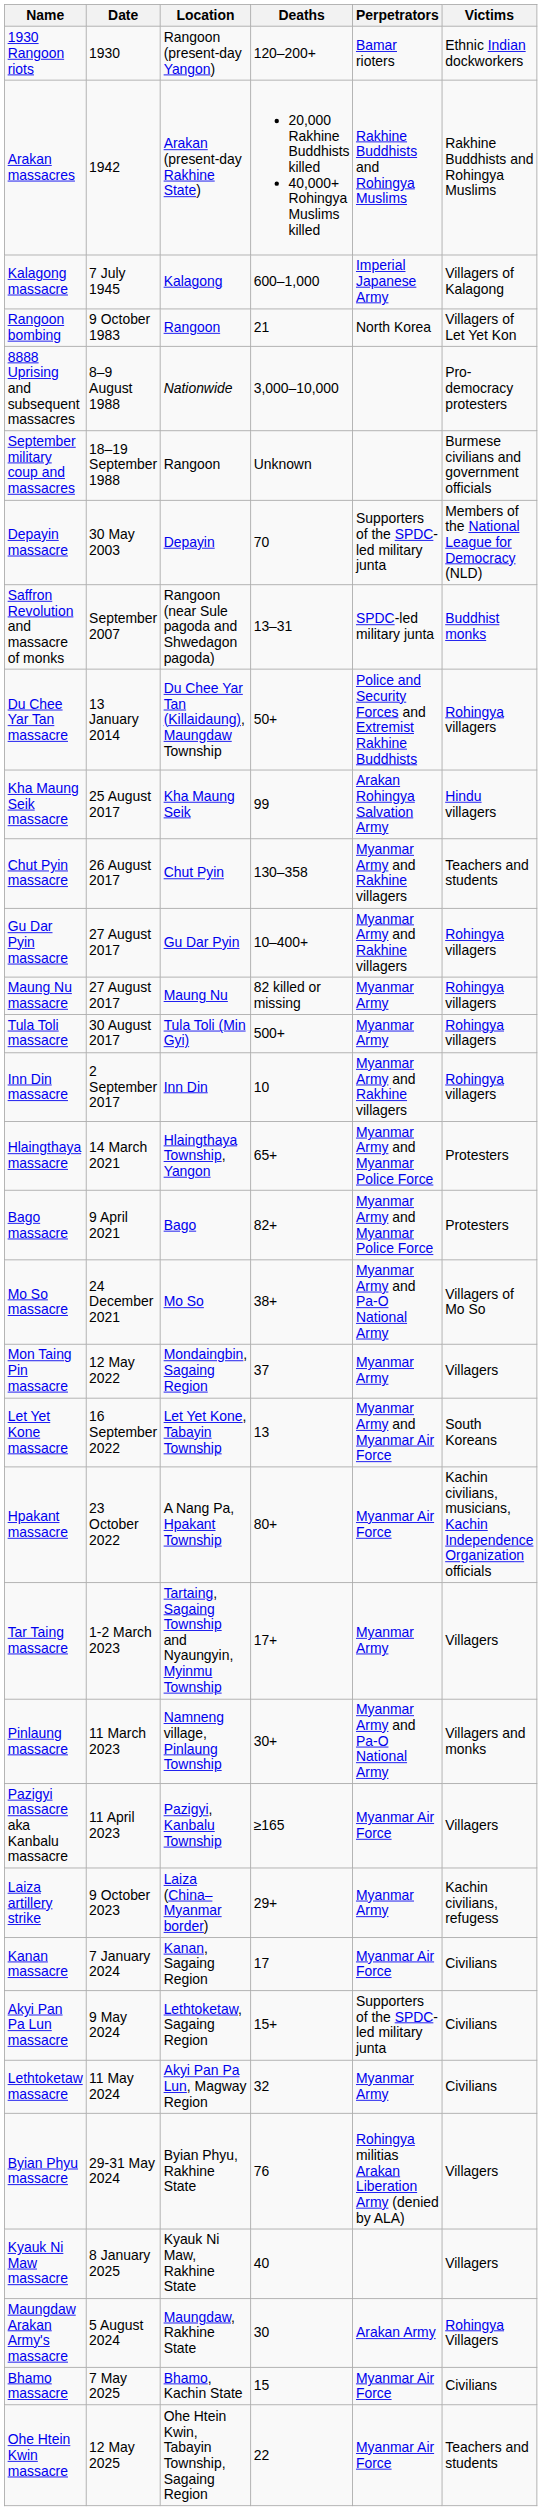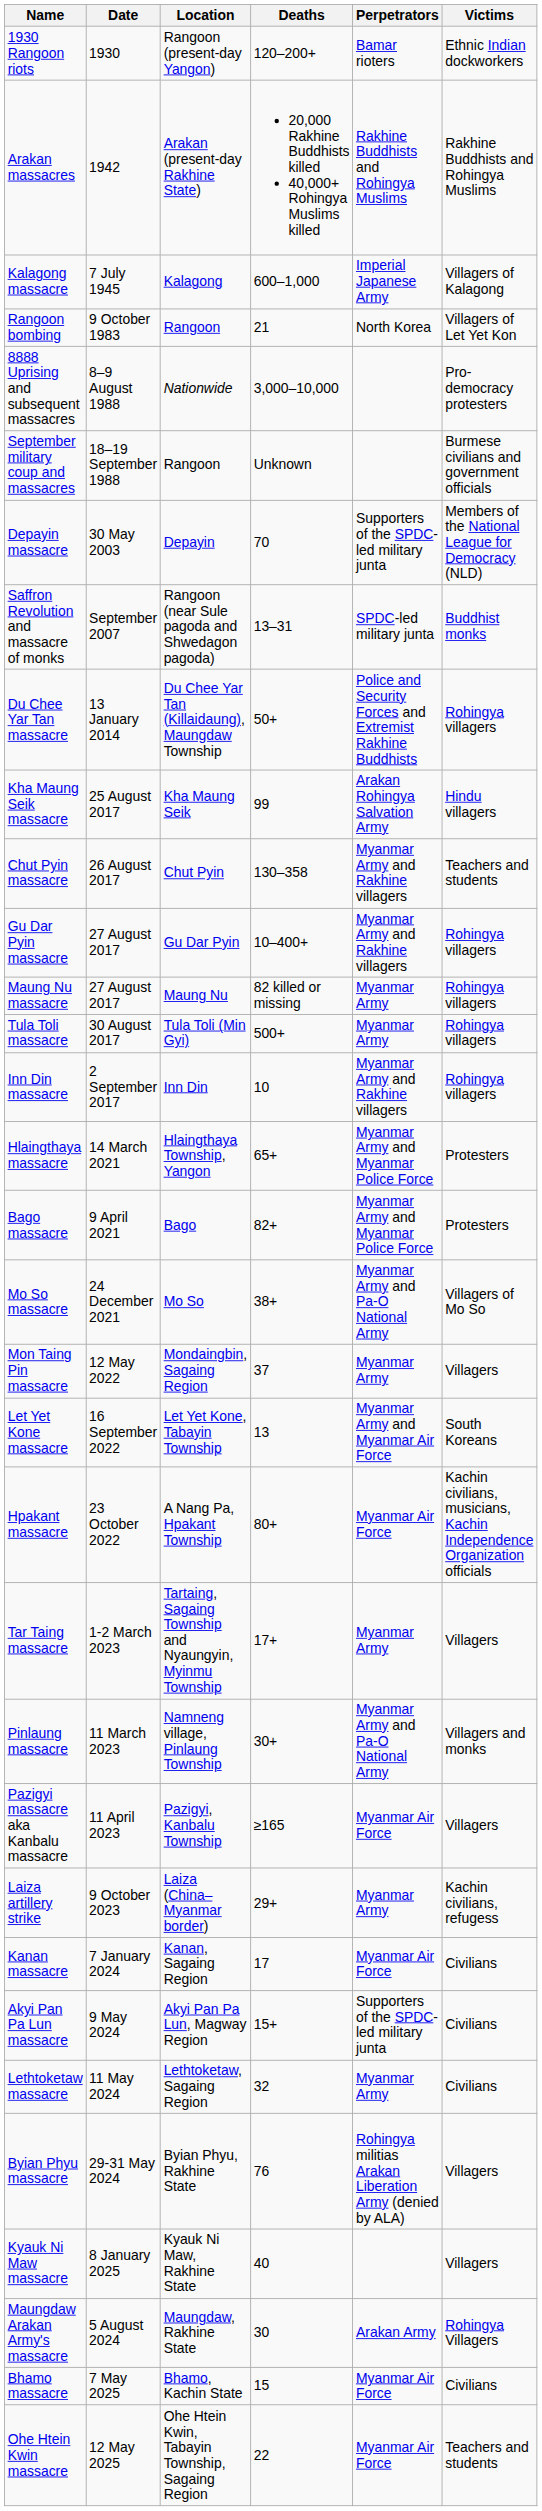(203, 2025) Lethtoketaw, Sagaing Region -> (205, 2025) Akyi Pan Pa Lun, Magway Region
(205, 2086) Akyi Pan Pa Lun, Magway Region -> (203, 2086) Lethtoketaw, Sagaing Region
